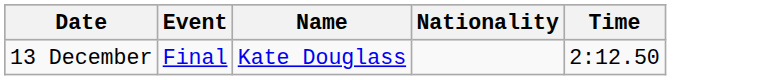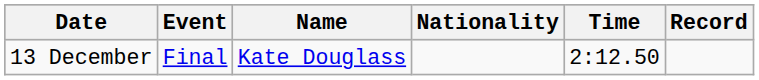+ column: (709, 22)
